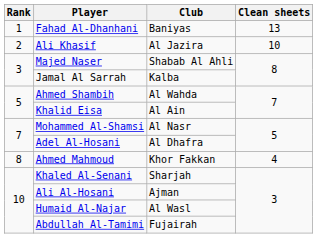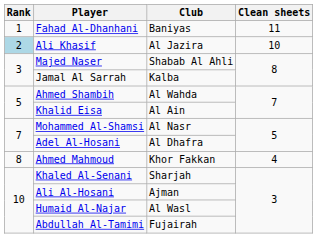(274, 29) 13 -> (274, 29) 11
(19, 45) no background -> (19, 45) lightblue background
